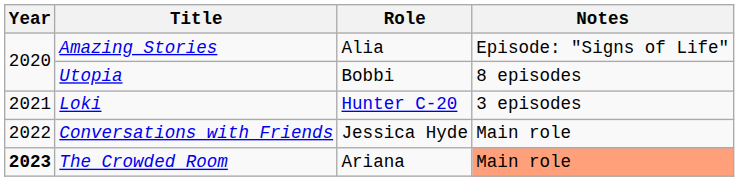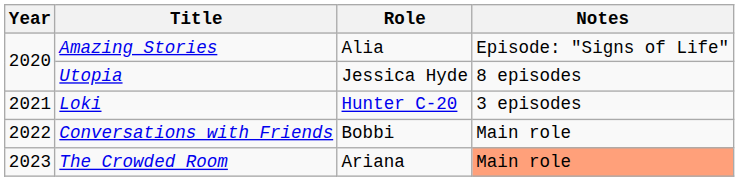(368, 76) Bobbi -> (405, 76) Jessica Hyde
(405, 133) Jessica Hyde -> (368, 133) Bobbi
(30, 162) bold -> (30, 162) normal
